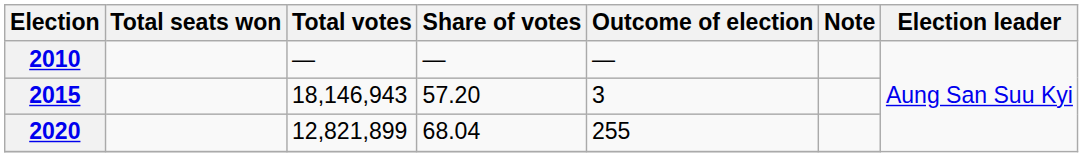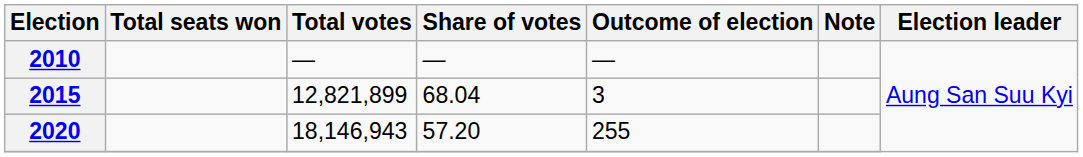(350, 95) 18,146,943 -> (350, 95) 12,821,899
(451, 95) 57.20 -> (451, 95) 68.04
(350, 132) 12,821,899 -> (350, 132) 18,146,943
(451, 132) 68.04 -> (451, 132) 57.20
